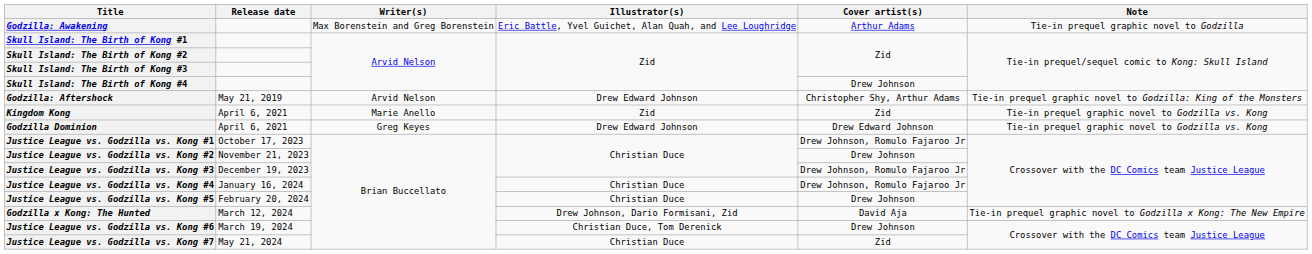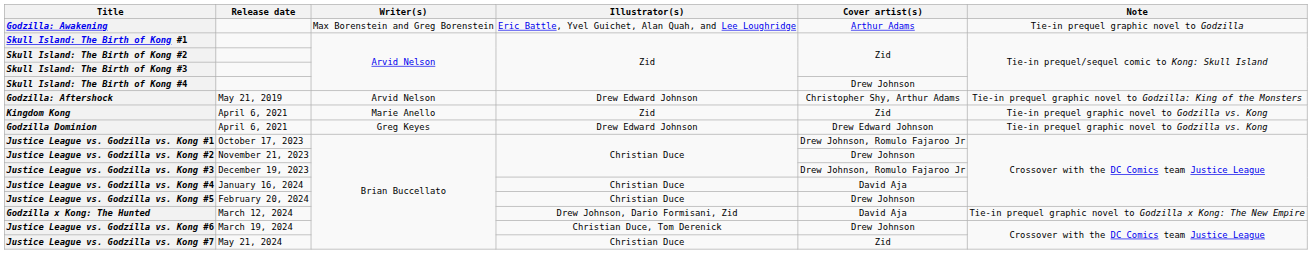(883, 184) Drew Johnson, Romulo Fajaroo Jr -> (883, 184) David Aja
